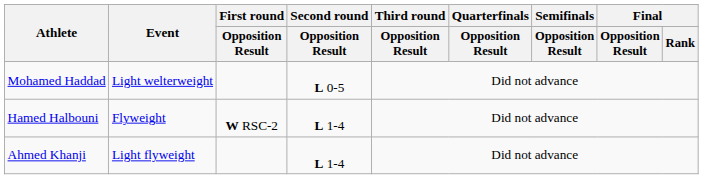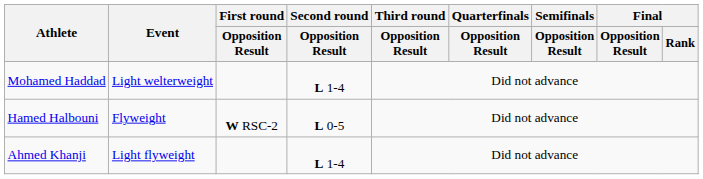(329, 88) L 0-5 -> (329, 88) L 1-4
(329, 126) L 1-4 -> (329, 126) L 0-5
